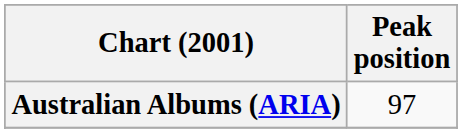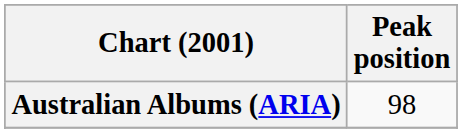(402, 104) 97 -> (402, 104) 98
